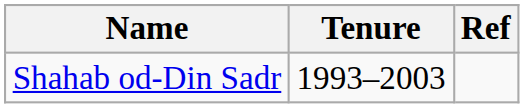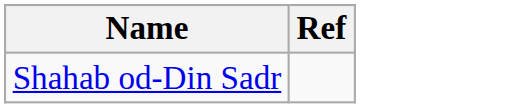- column: (371, 28)
